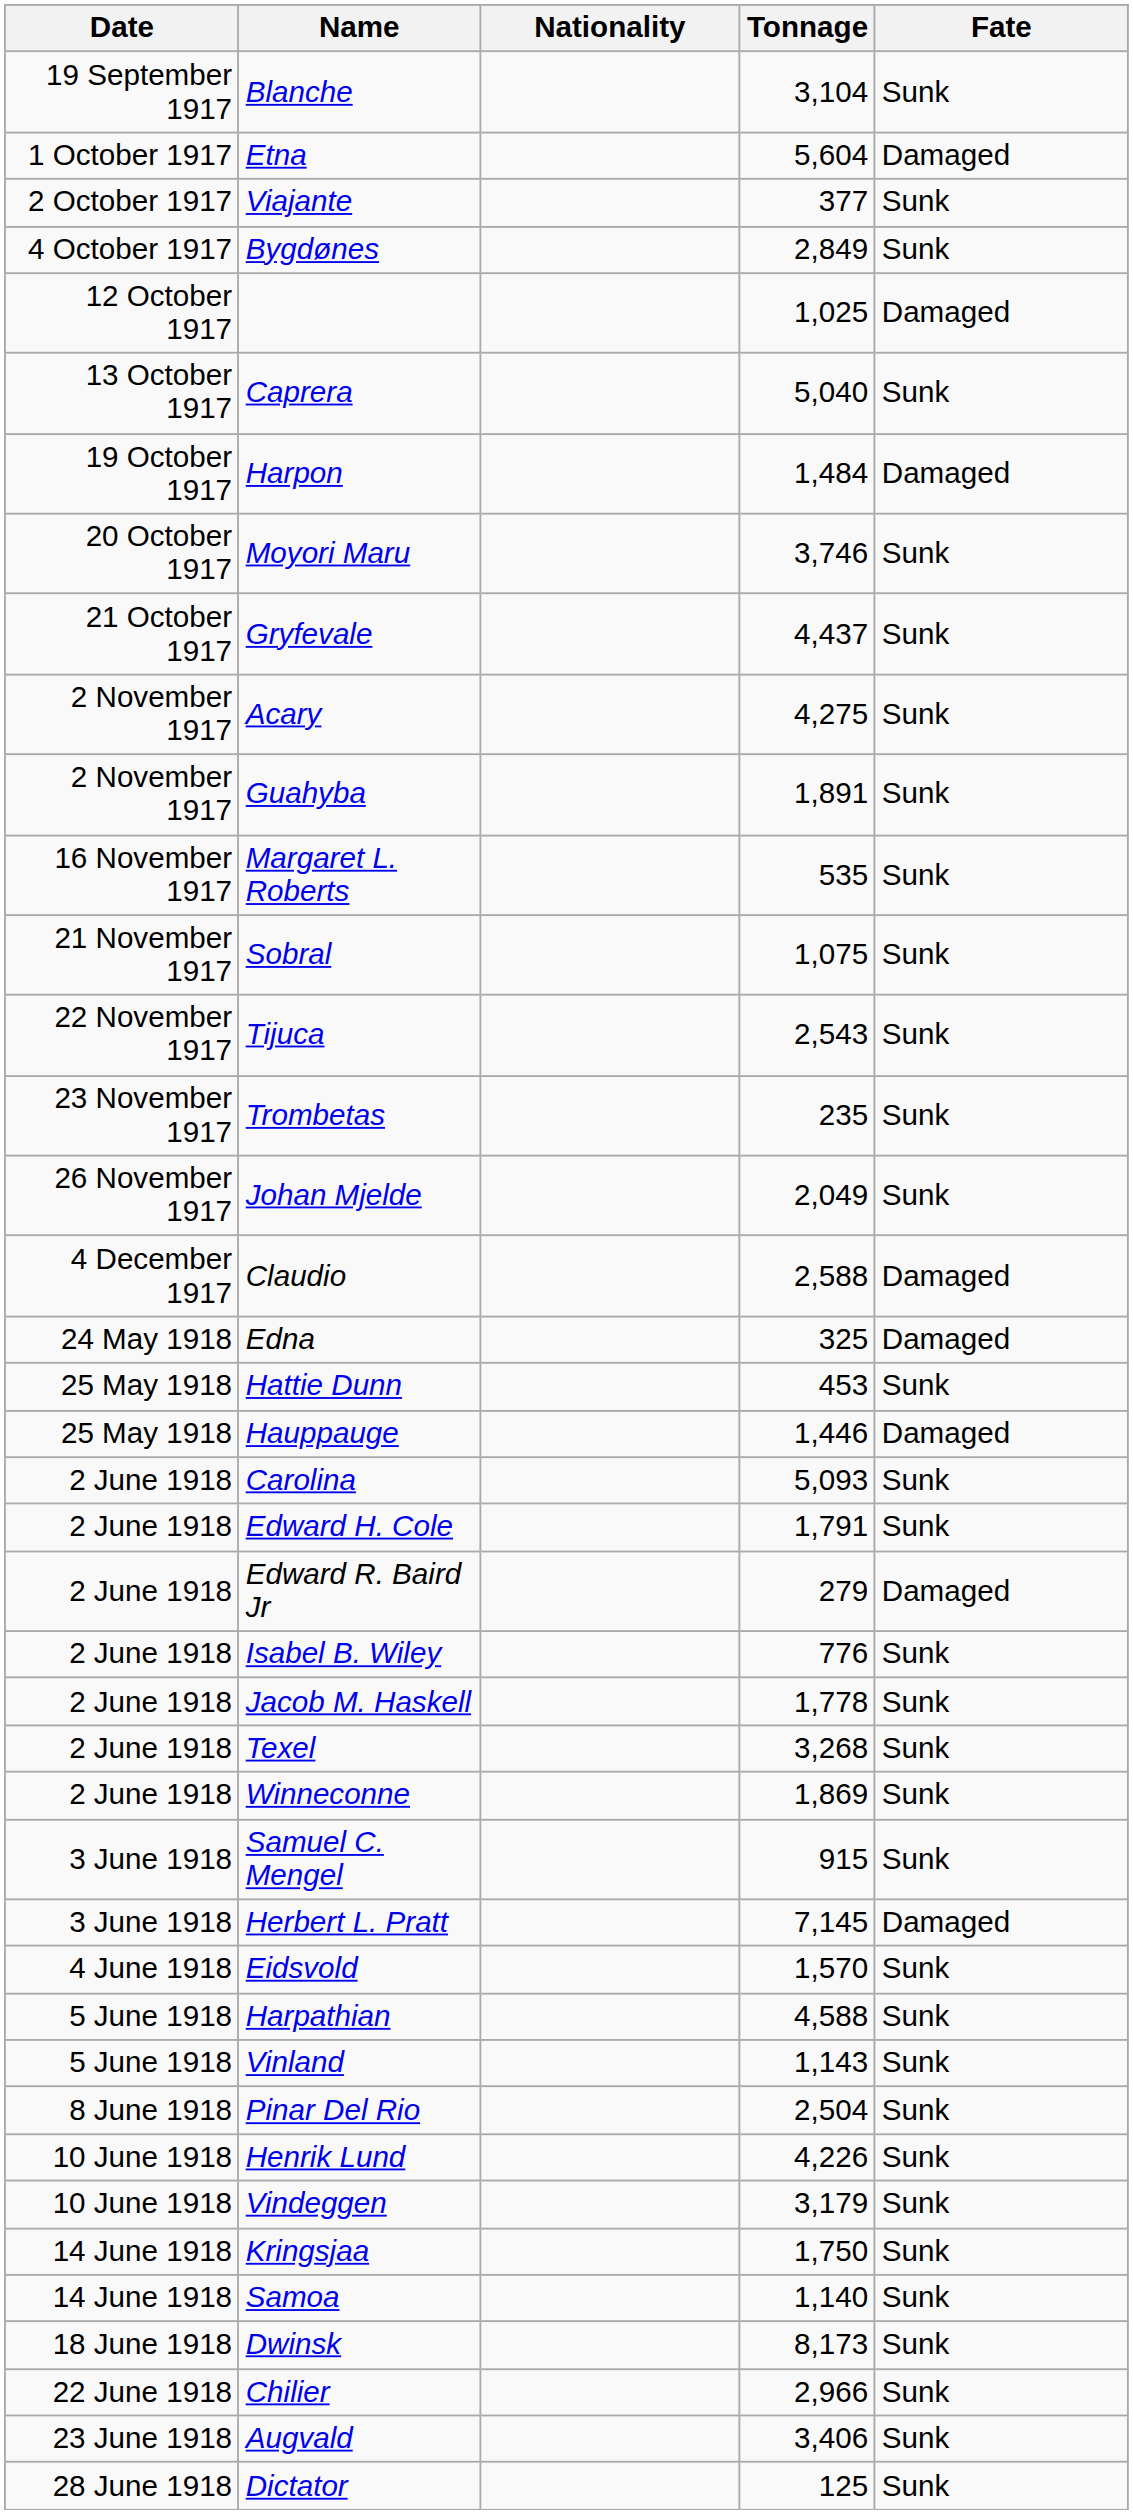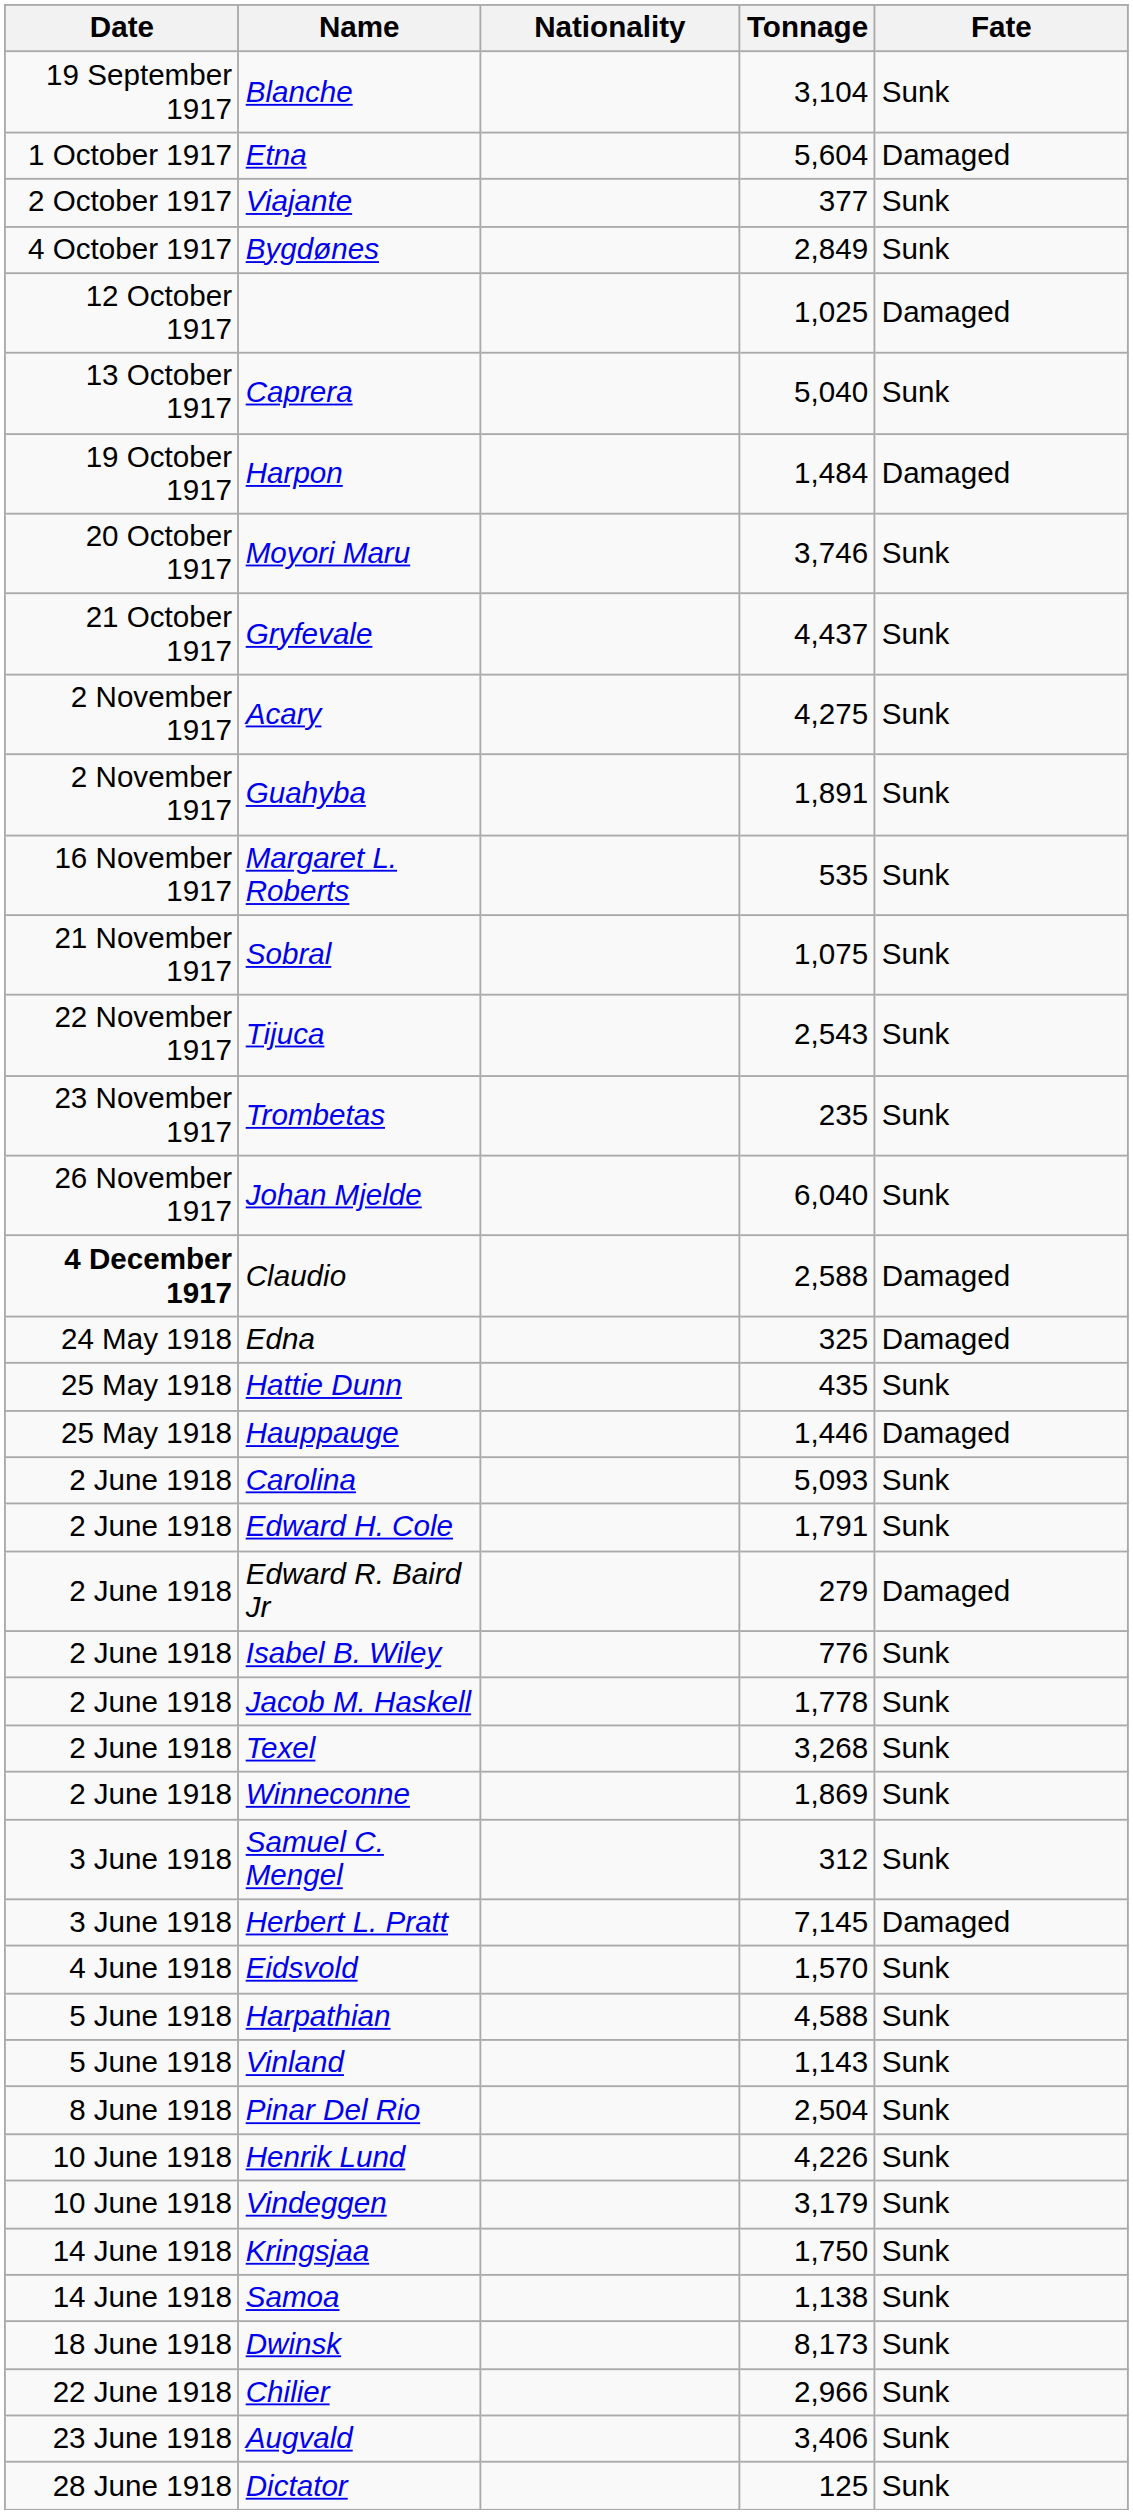(831, 1195) 2,049 -> (831, 1195) 6,040
(151, 1275) normal -> (148, 1275) bold
(843, 1386) 453 -> (843, 1386) 435
(843, 1858) 915 -> (843, 1858) 312
(831, 2297) 1,140 -> (831, 2297) 1,138
